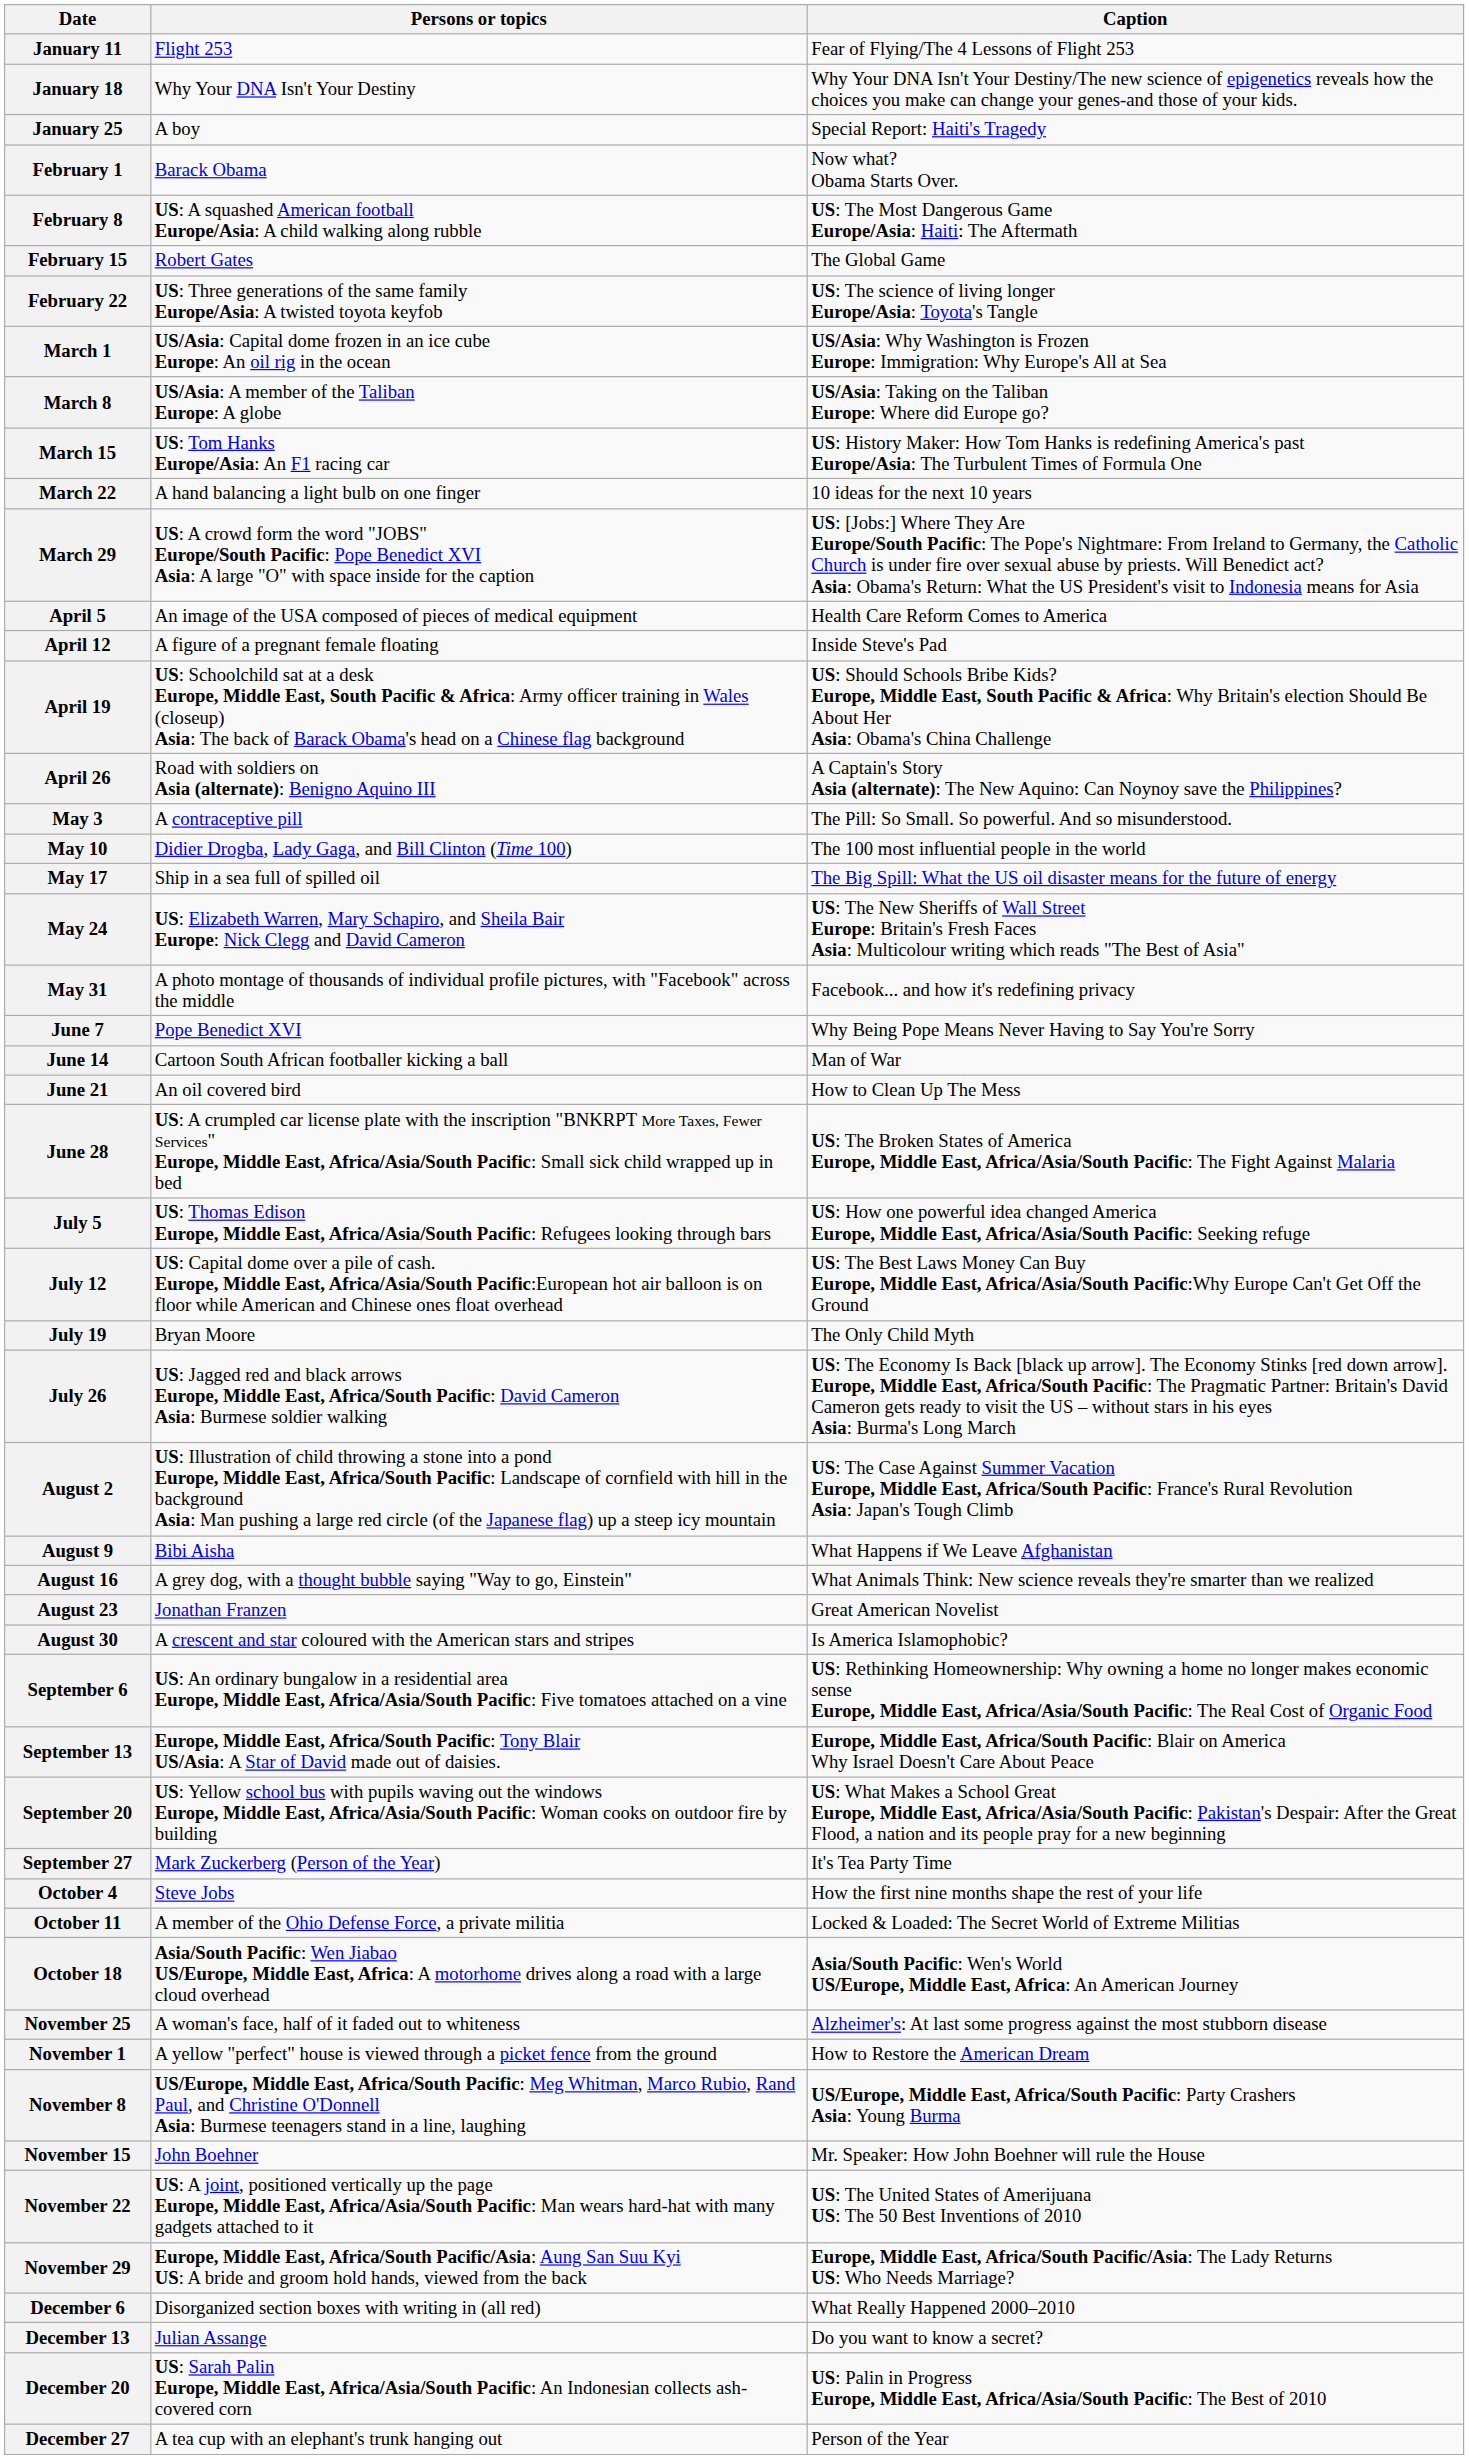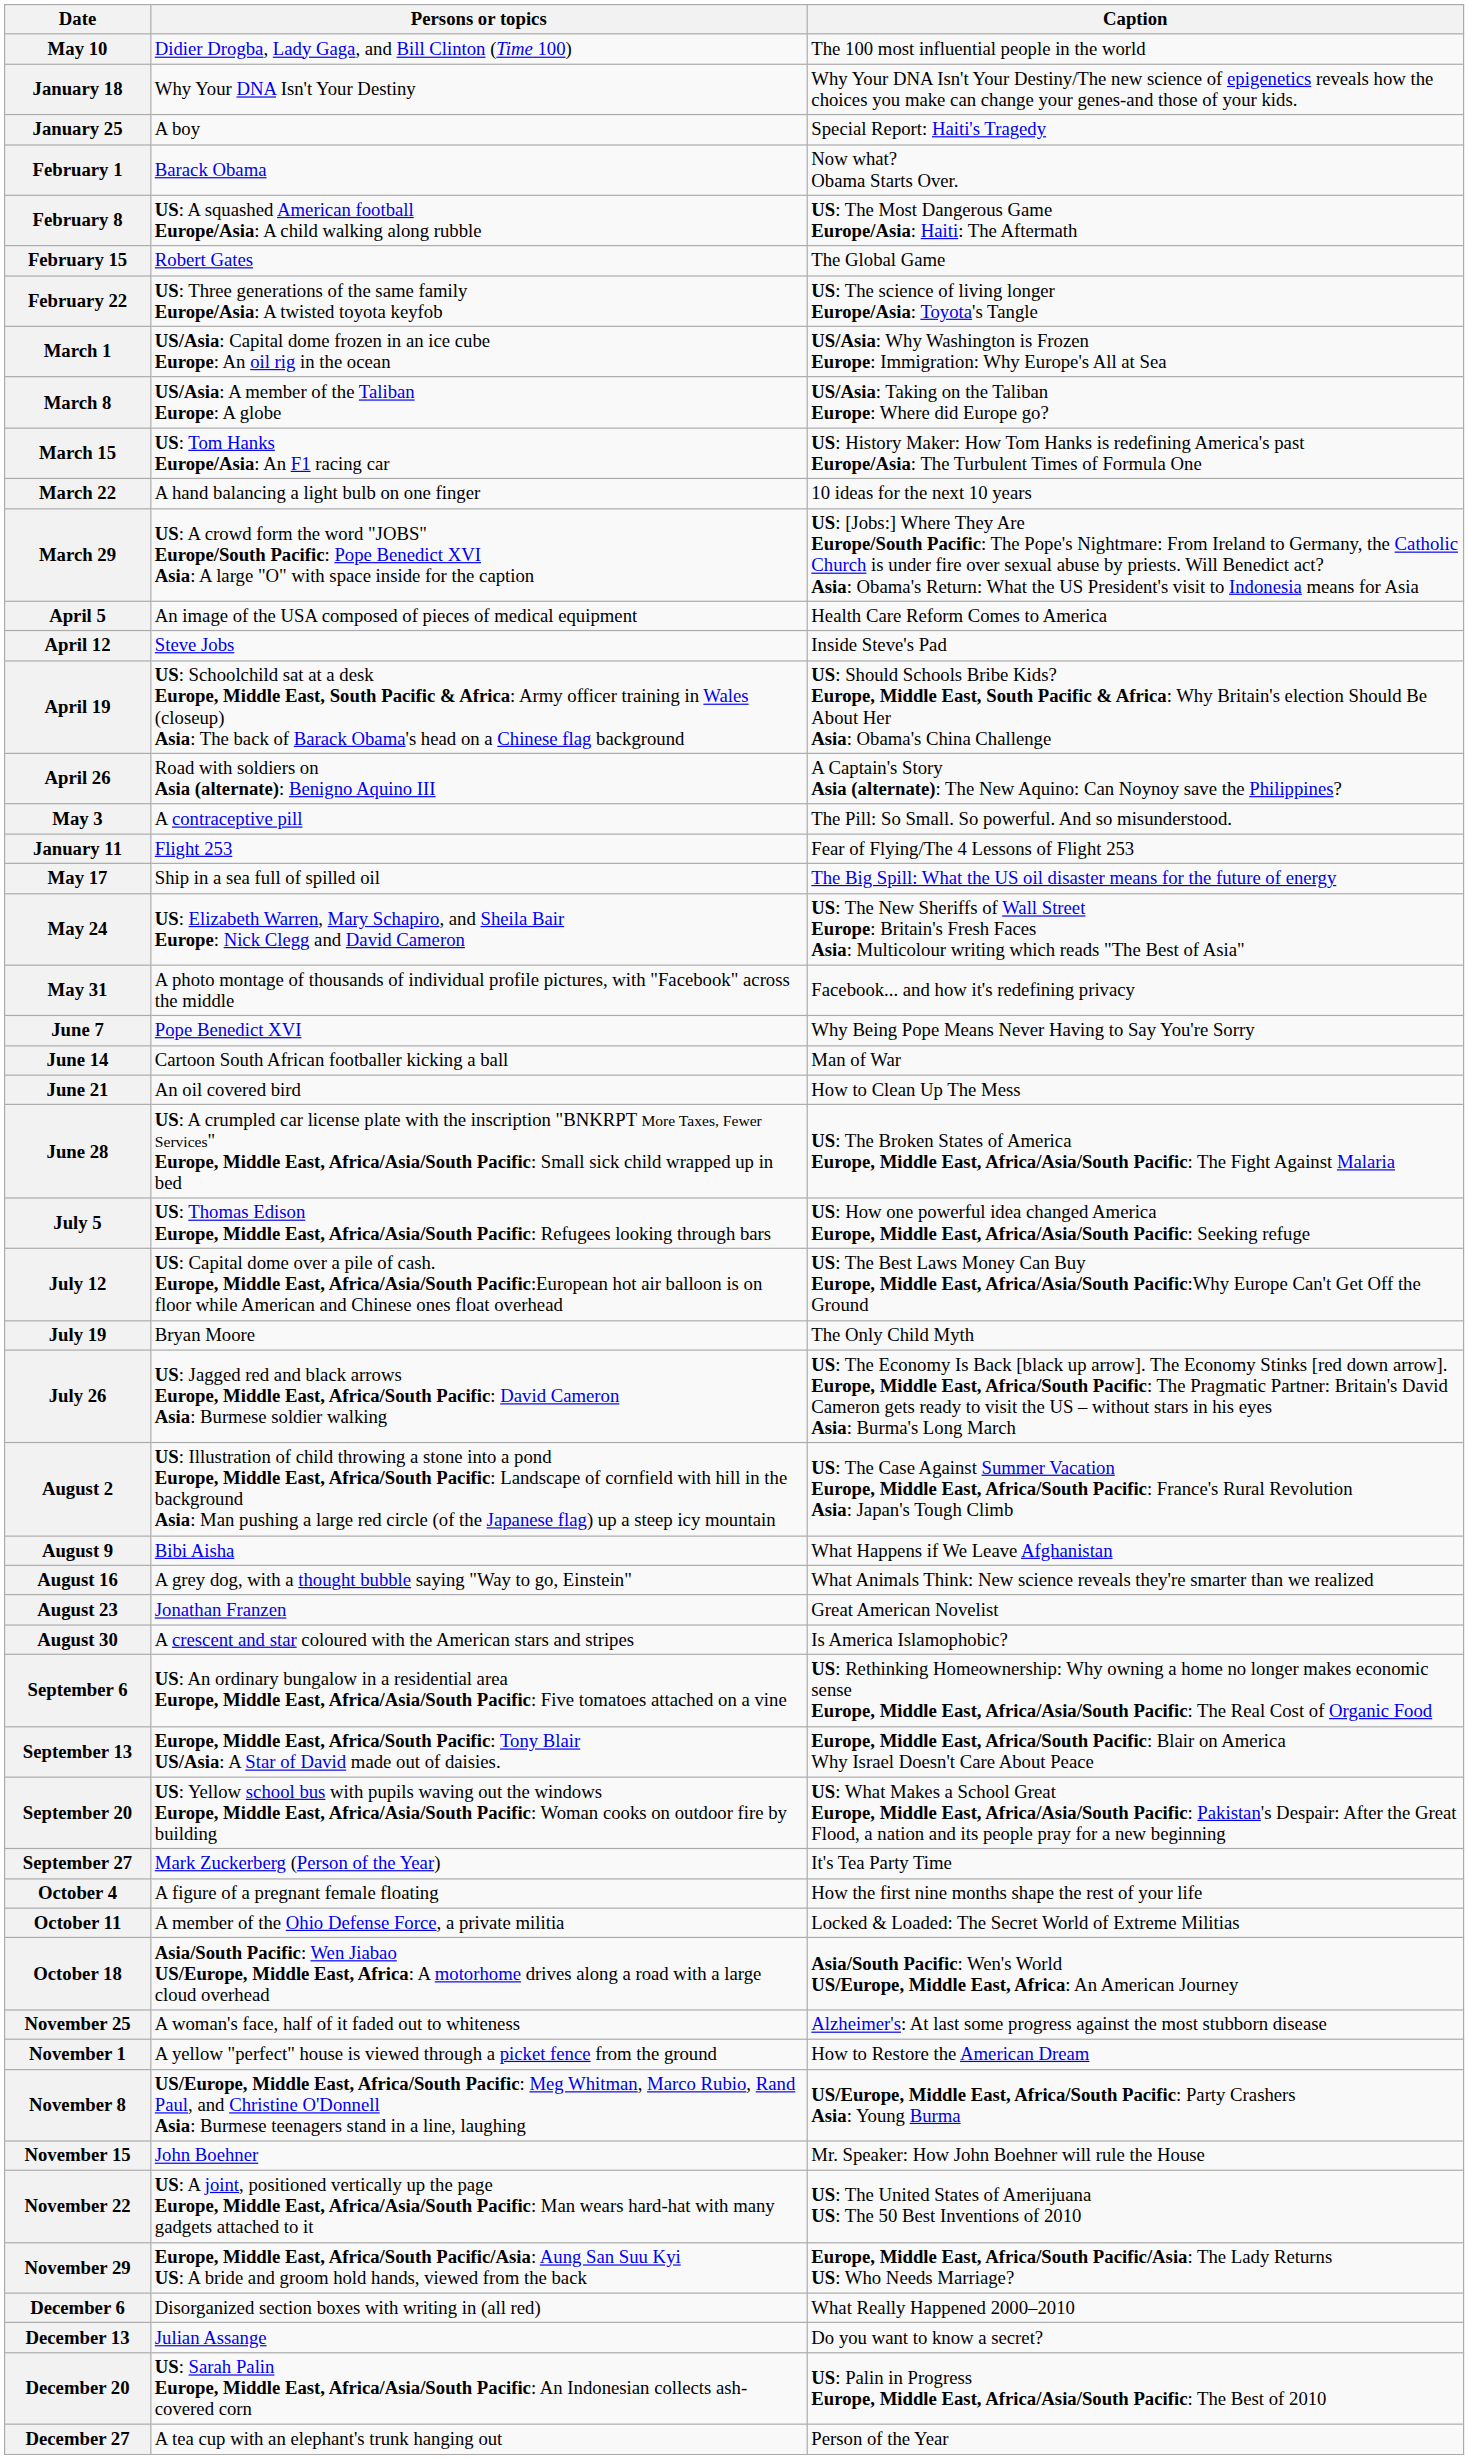rows swapped: (78, 49) <-> (78, 848)
(297, 645) A figure of a pregnant female floating -> (195, 645) Steve Jobs
(195, 1893) Steve Jobs -> (297, 1893) A figure of a pregnant female floating
